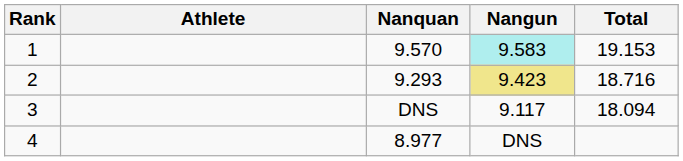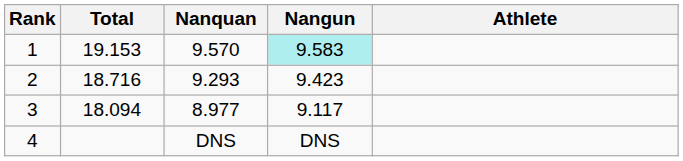columns swapped: (213, 19) <-> (626, 19)
(522, 79) khaki background -> (320, 79) no background
(418, 110) DNS -> (216, 110) 8.977
(418, 140) 8.977 -> (216, 140) DNS
